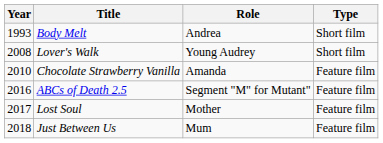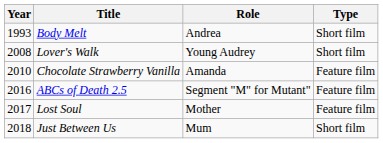(346, 128) Feature film -> (341, 128) Short film
